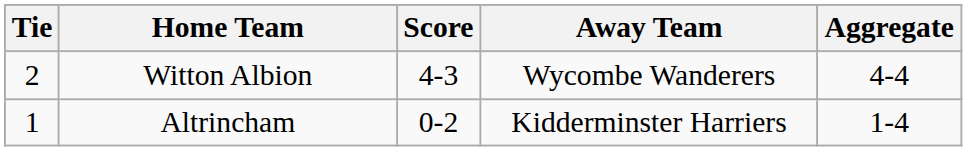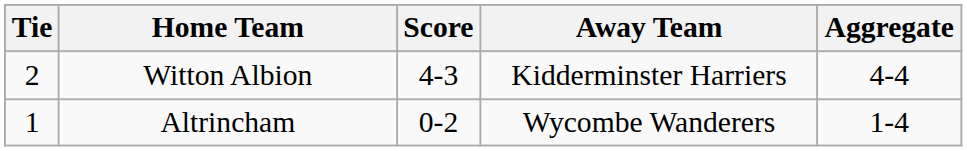(649, 74) Wycombe Wanderers -> (649, 74) Kidderminster Harriers
(649, 121) Kidderminster Harriers -> (649, 121) Wycombe Wanderers
